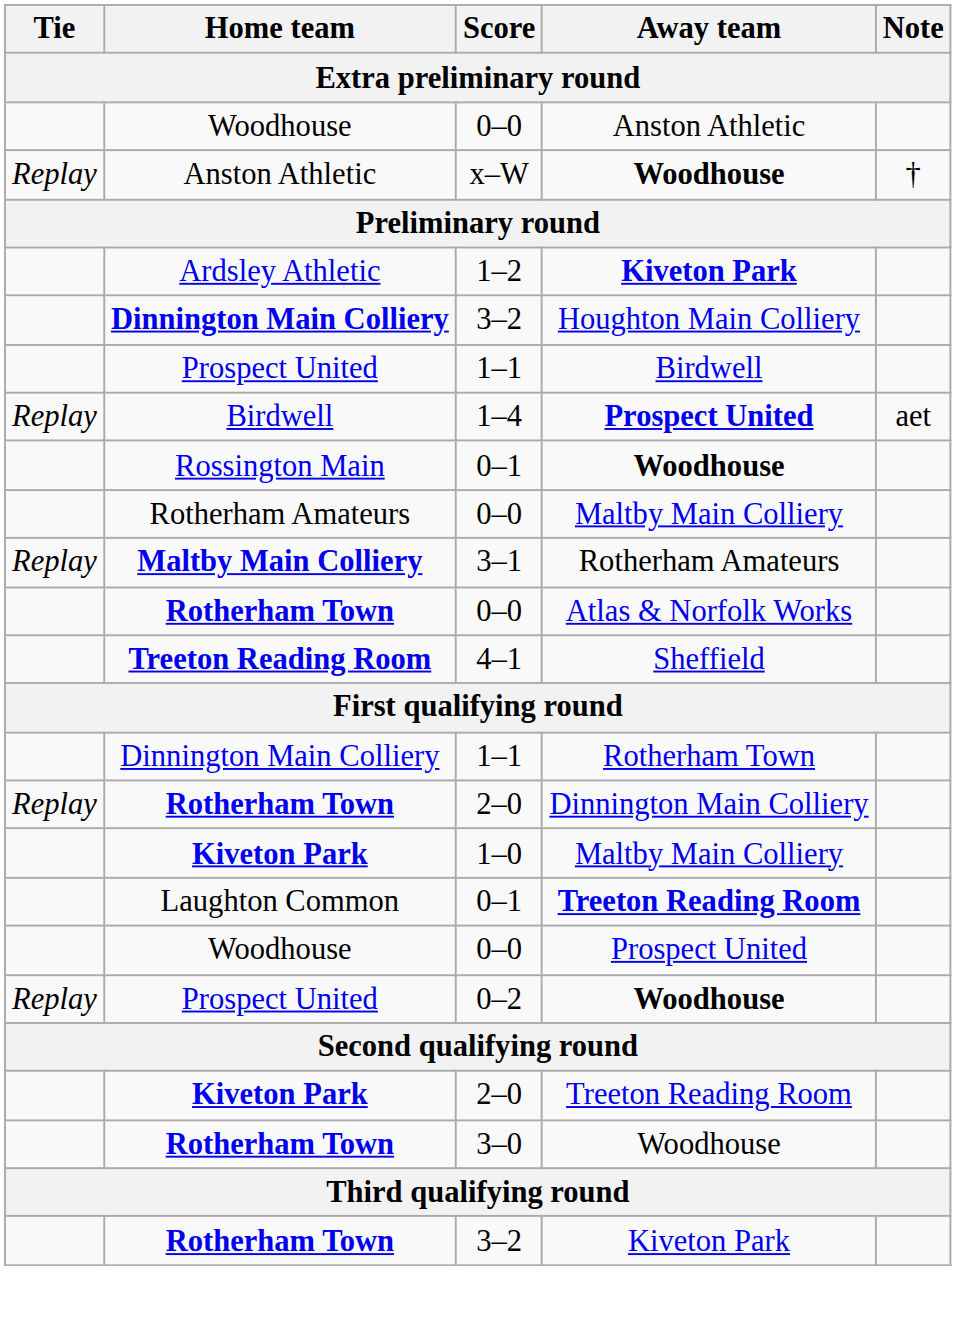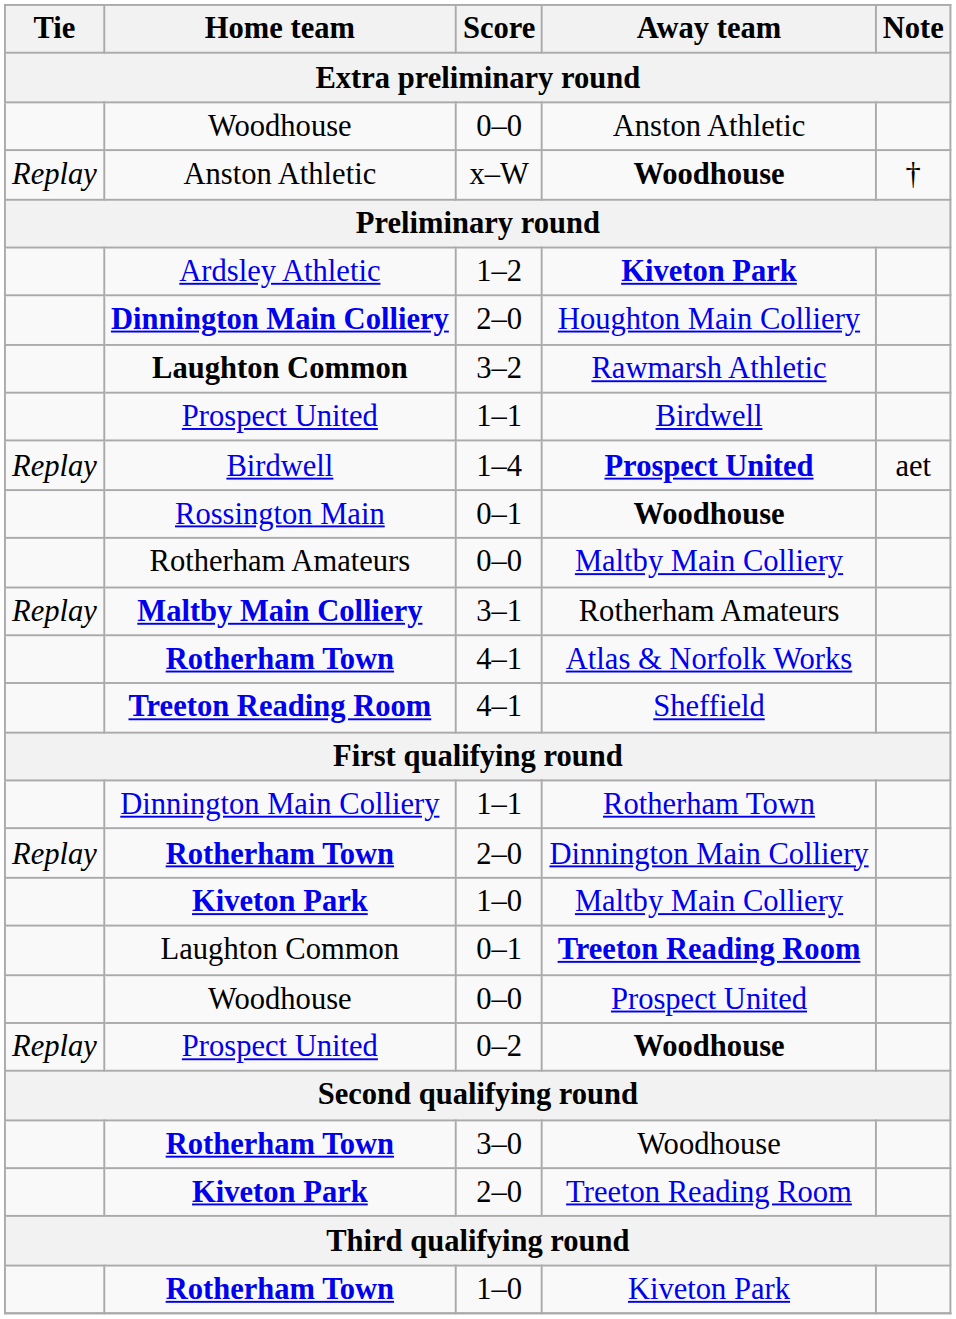(499, 319) 3–2 -> (499, 319) 2–0
+ row: (280, 367)
(499, 610) 0–0 -> (499, 658) 4–1
rows swapped: (280, 1094) <-> (280, 1143)
(499, 1240) 3–2 -> (499, 1288) 1–0
